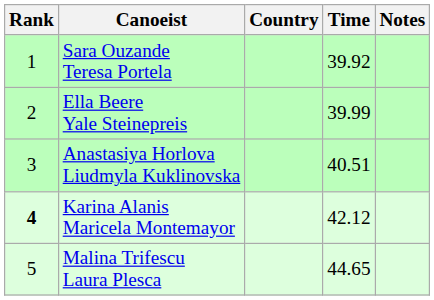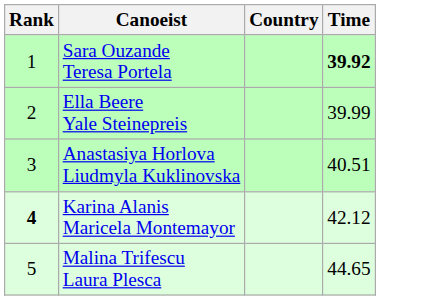- column: (402, 19)
(349, 60) normal -> (349, 60) bold
